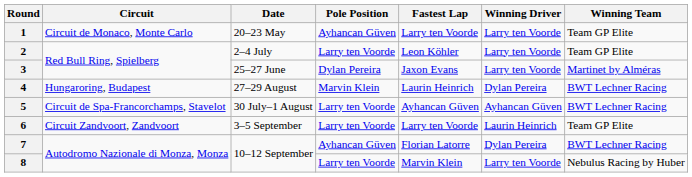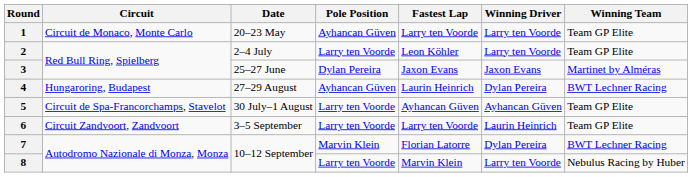(523, 69) Larry ten Voorde -> (513, 69) Jaxon Evans
(349, 87) Marvin Klein -> (357, 87) Ayhancan Güven
(617, 106) BWT Lechner Racing -> (600, 106) Team GP Elite
(357, 143) Ayhancan Güven -> (349, 143) Marvin Klein
